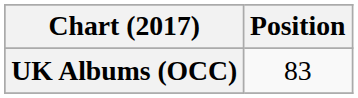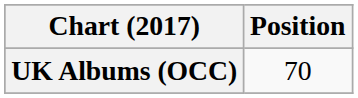(298, 70) 83 -> (298, 70) 70
